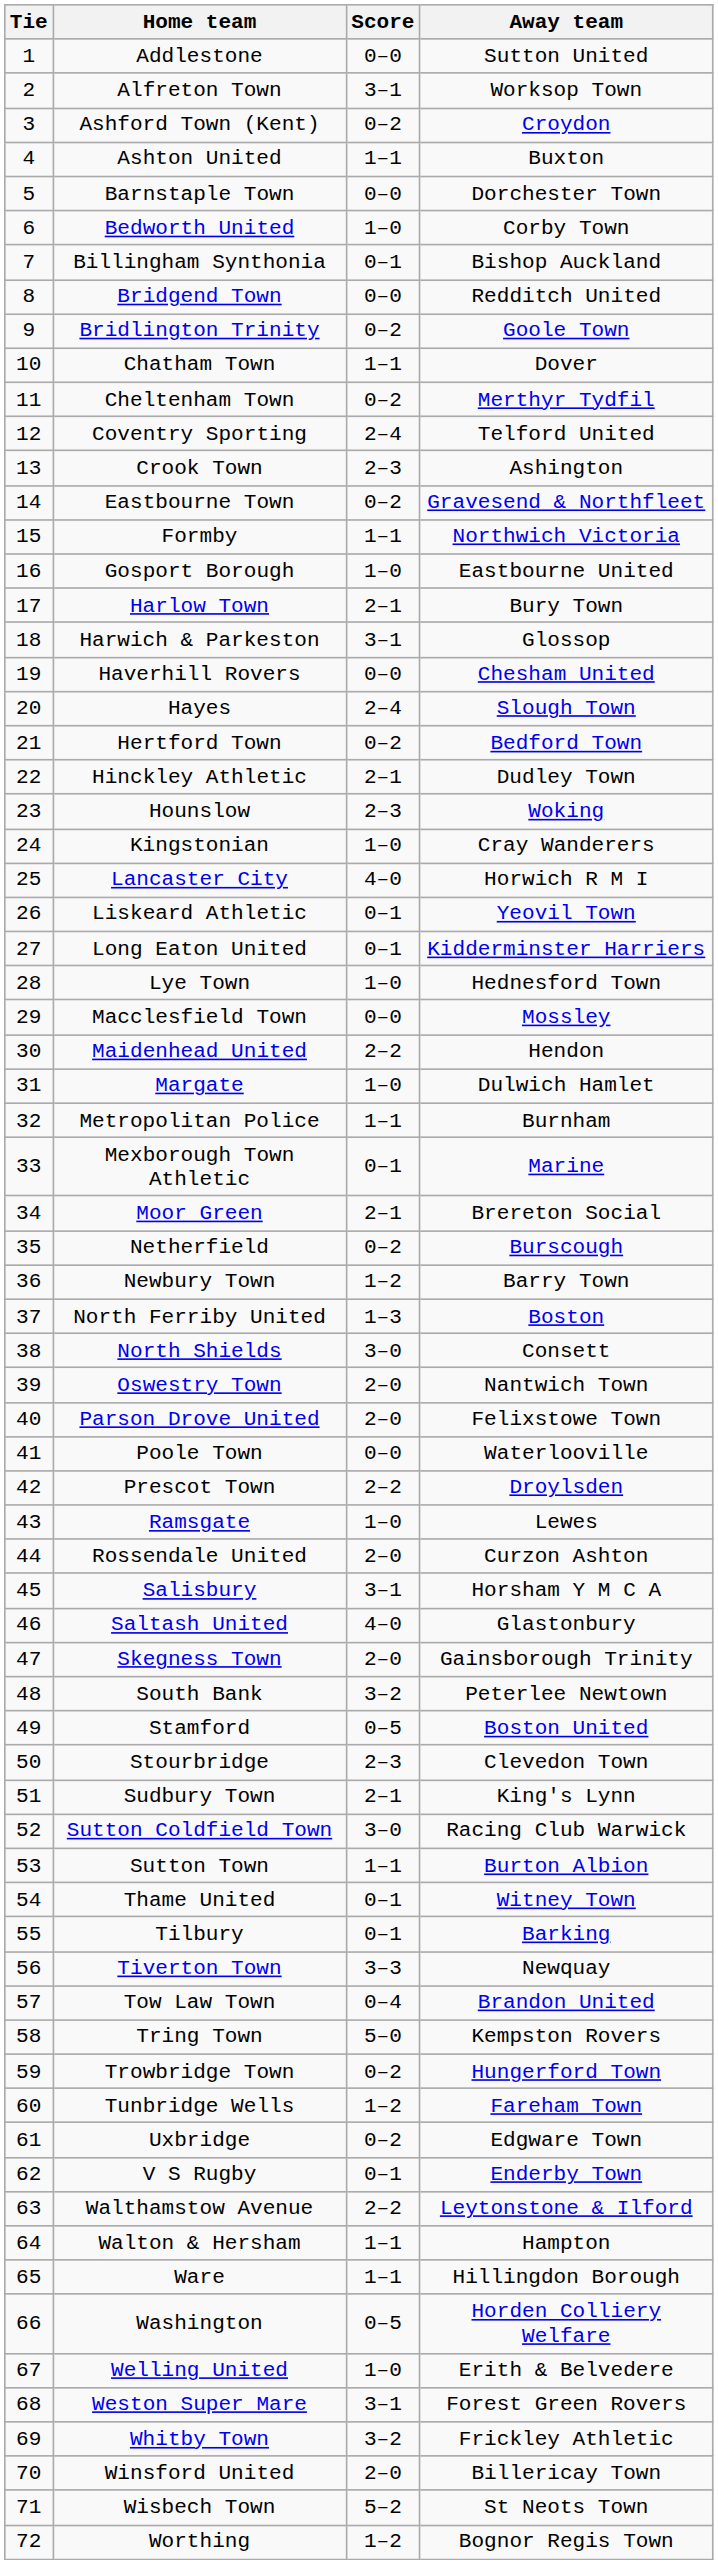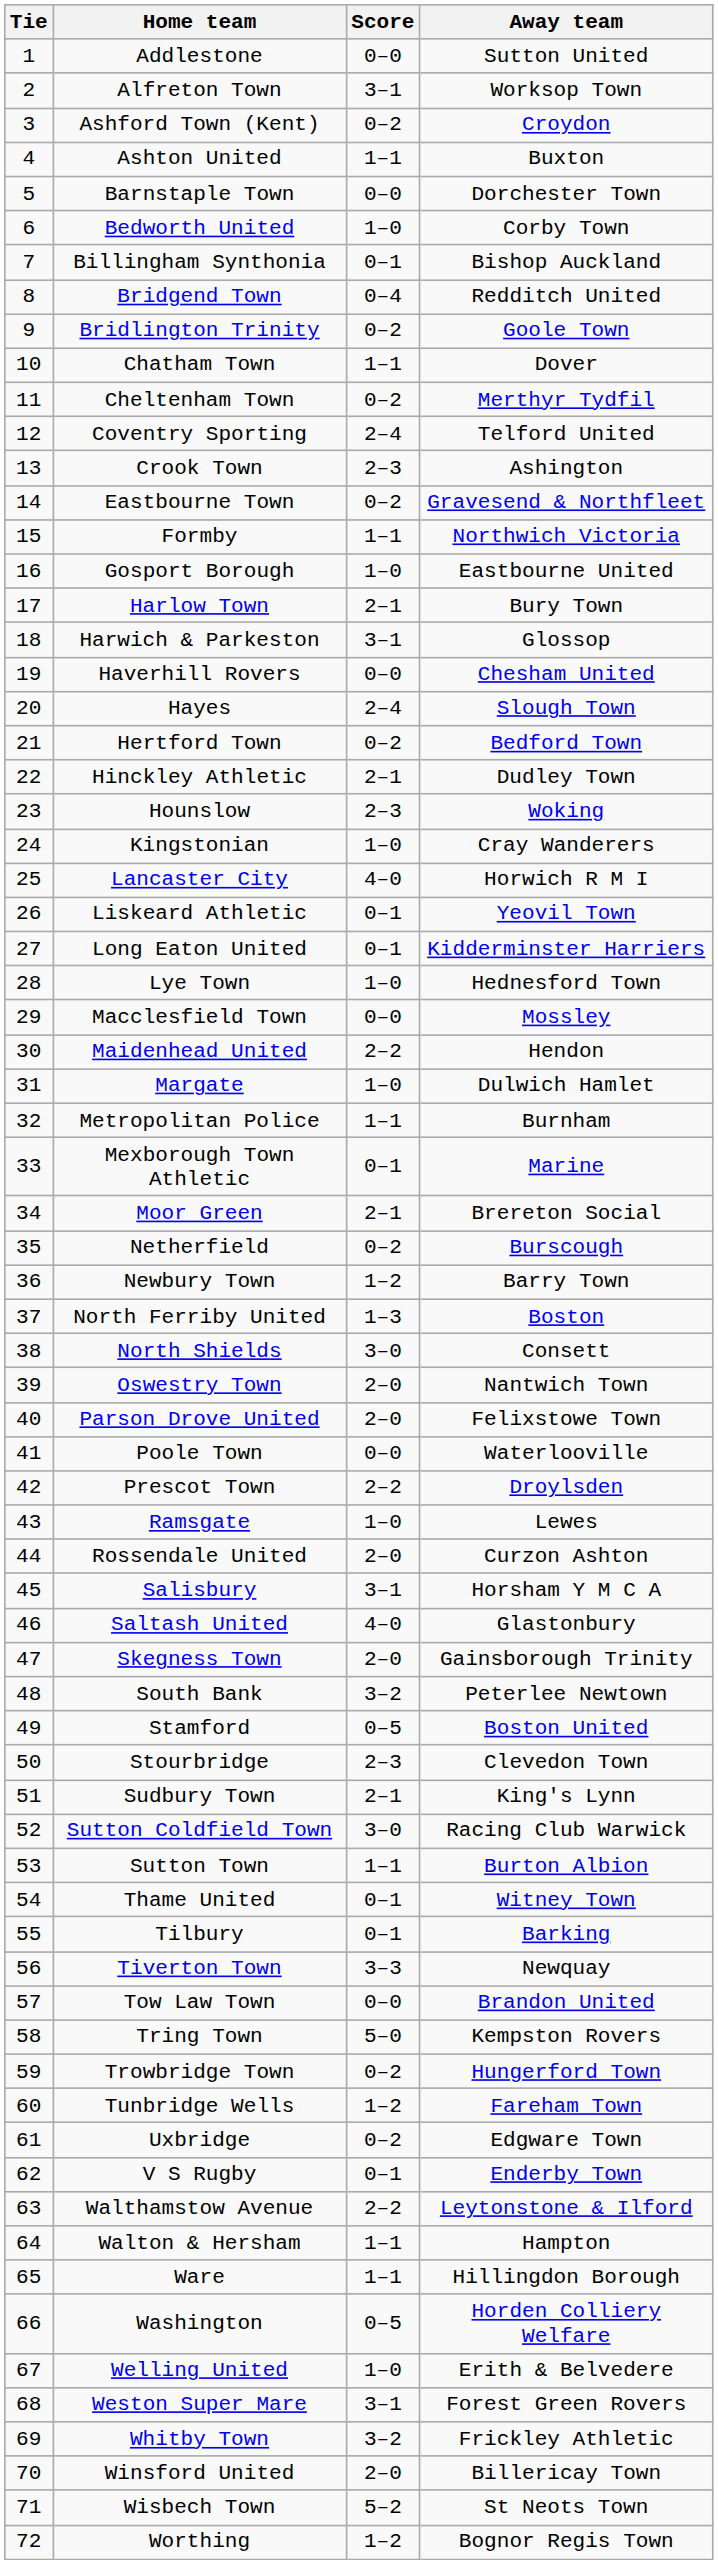(383, 297) 0–0 -> (383, 297) 0–4
(383, 2003) 0–4 -> (383, 2003) 0–0
